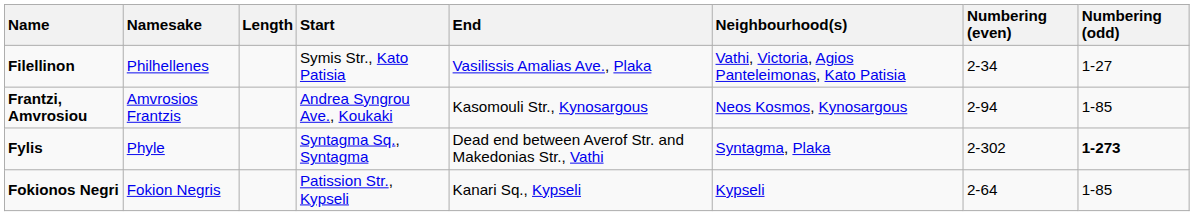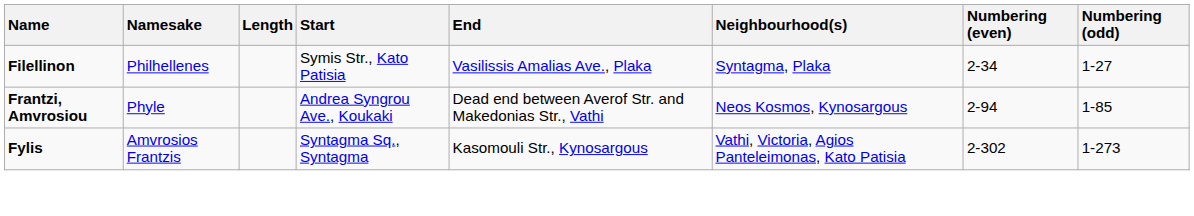(811, 66) Vathi, Victoria, Agios Panteleimonas, Kato Patisia -> (773, 66) Syntagma, Plaka
(162, 107) Amvrosios Frantzis -> (146, 107) Phyle
(550, 107) Kasomouli Str., Kynosargous -> (568, 107) Dead end between Averof Str. and Makedonias Str., Vathi
(146, 148) Phyle -> (162, 148) Amvrosios Frantzis
(568, 148) Dead end between Averof Str. and Makedonias Str., Vathi -> (550, 148) Kasomouli Str., Kynosargous
(773, 148) Syntagma, Plaka -> (811, 148) Vathi, Victoria, Agios Panteleimonas, Kato Patisia
(1101, 148) bold -> (1101, 148) normal
- row: (63, 189)
